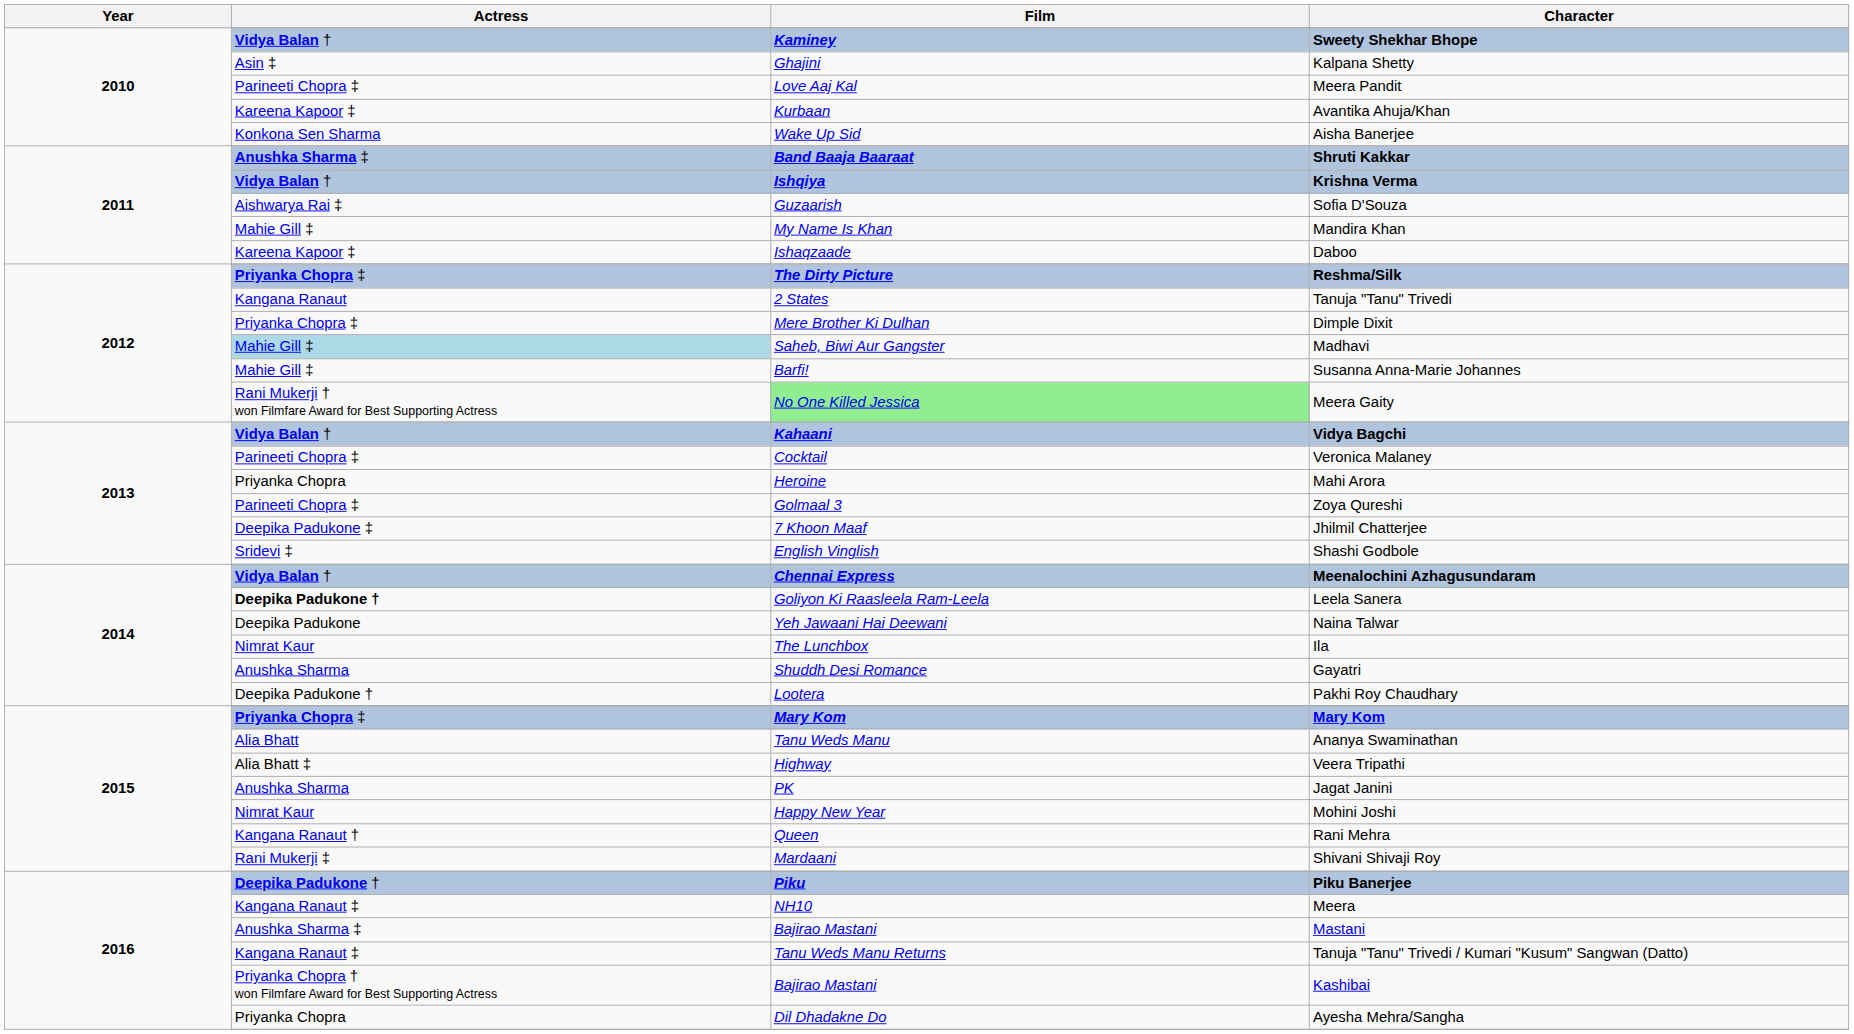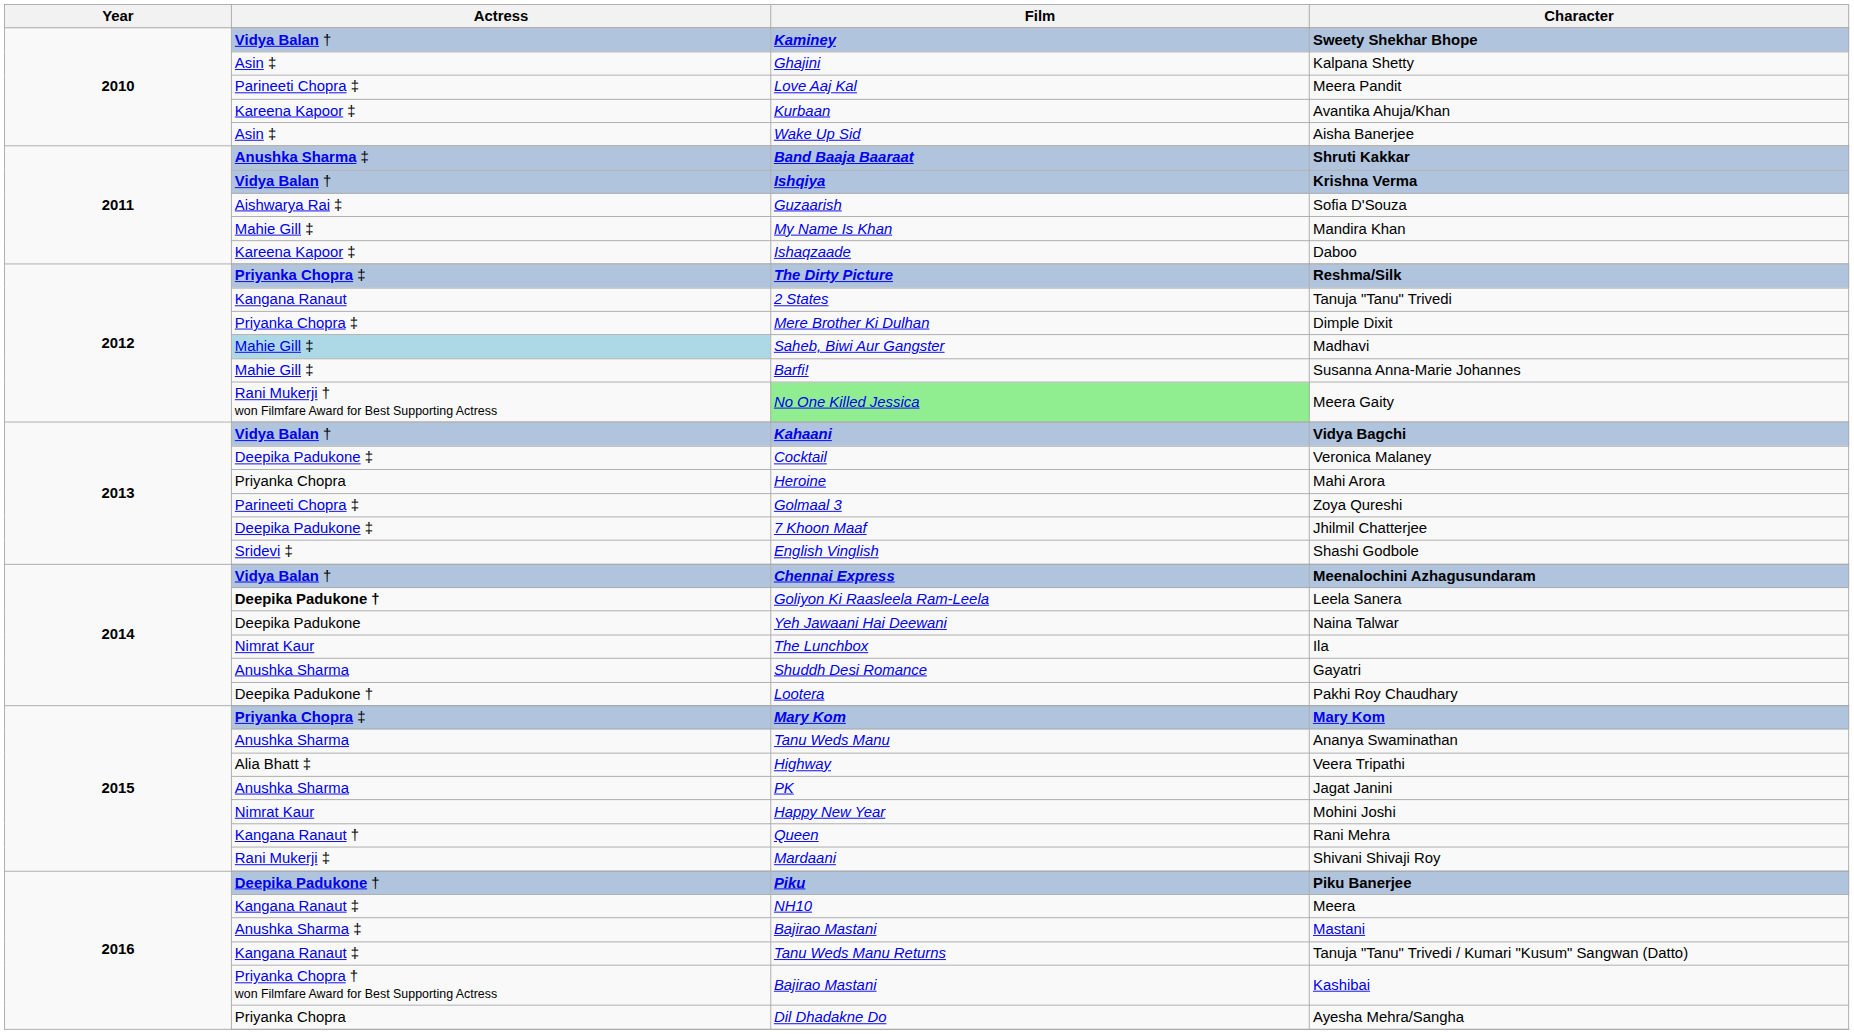(308, 134) Konkona Sen Sharma -> (256, 134) Asin ‡
(297, 457) Parineeti Chopra ‡ -> (304, 457) Deepika Padukone ‡
(267, 741) Alia Bhatt -> (292, 741) Anushka Sharma
